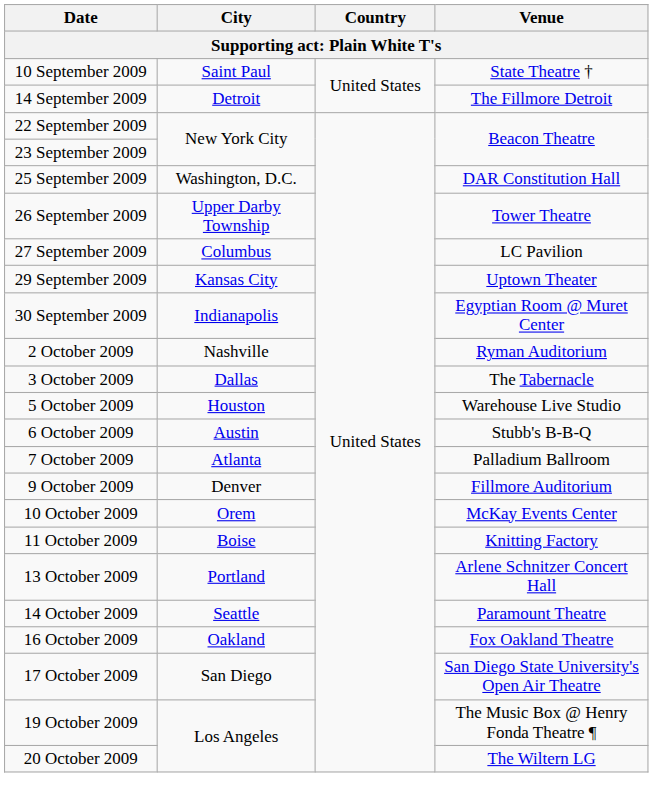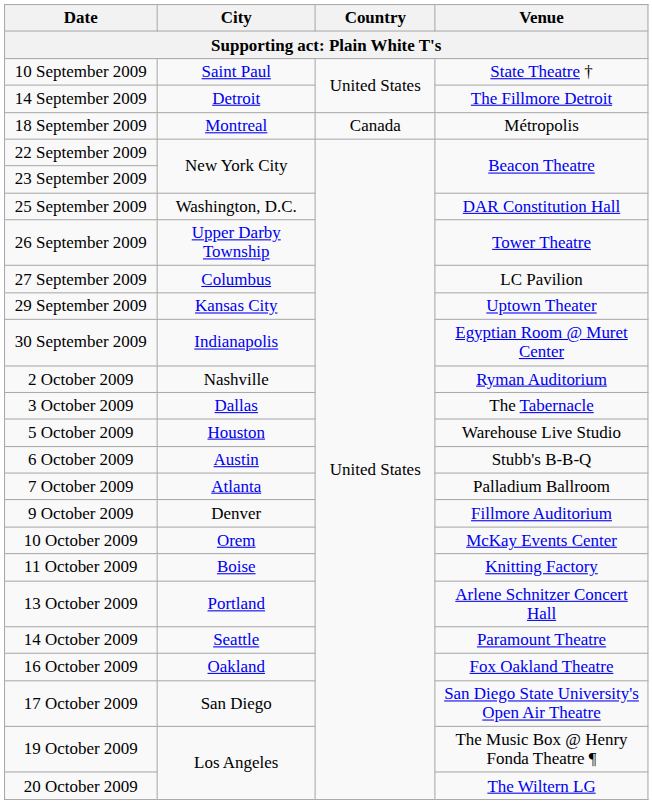+ row: (81, 125)
